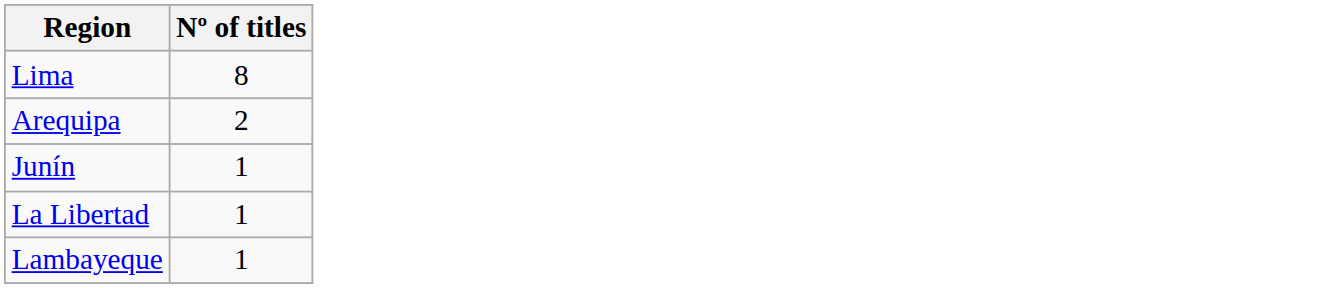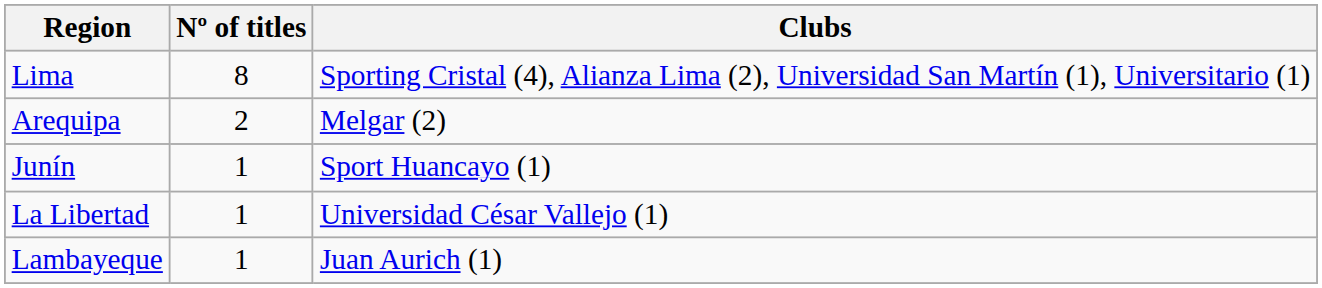+ column: (815, 27)
